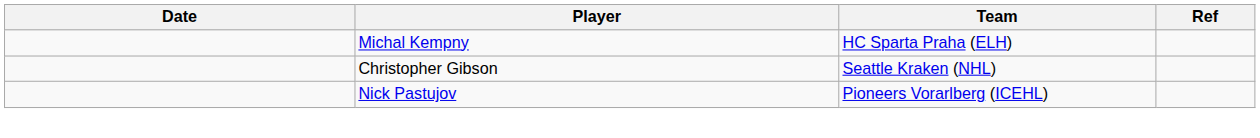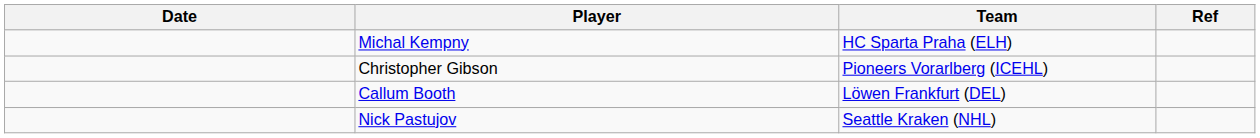(919, 68) Seattle Kraken (NHL) -> (945, 68) Pioneers Vorarlberg (ICEHL)
+ row: (407, 94)
(945, 94) Pioneers Vorarlberg (ICEHL) -> (919, 119) Seattle Kraken (NHL)
